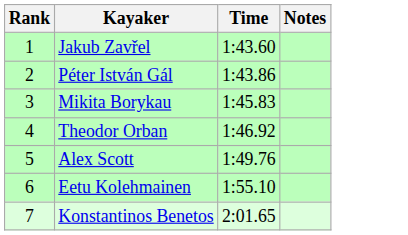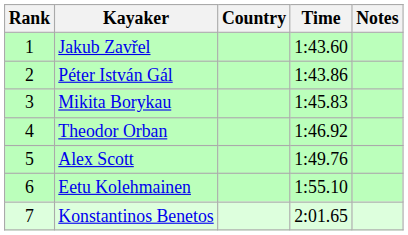+ column: (254, 18)
